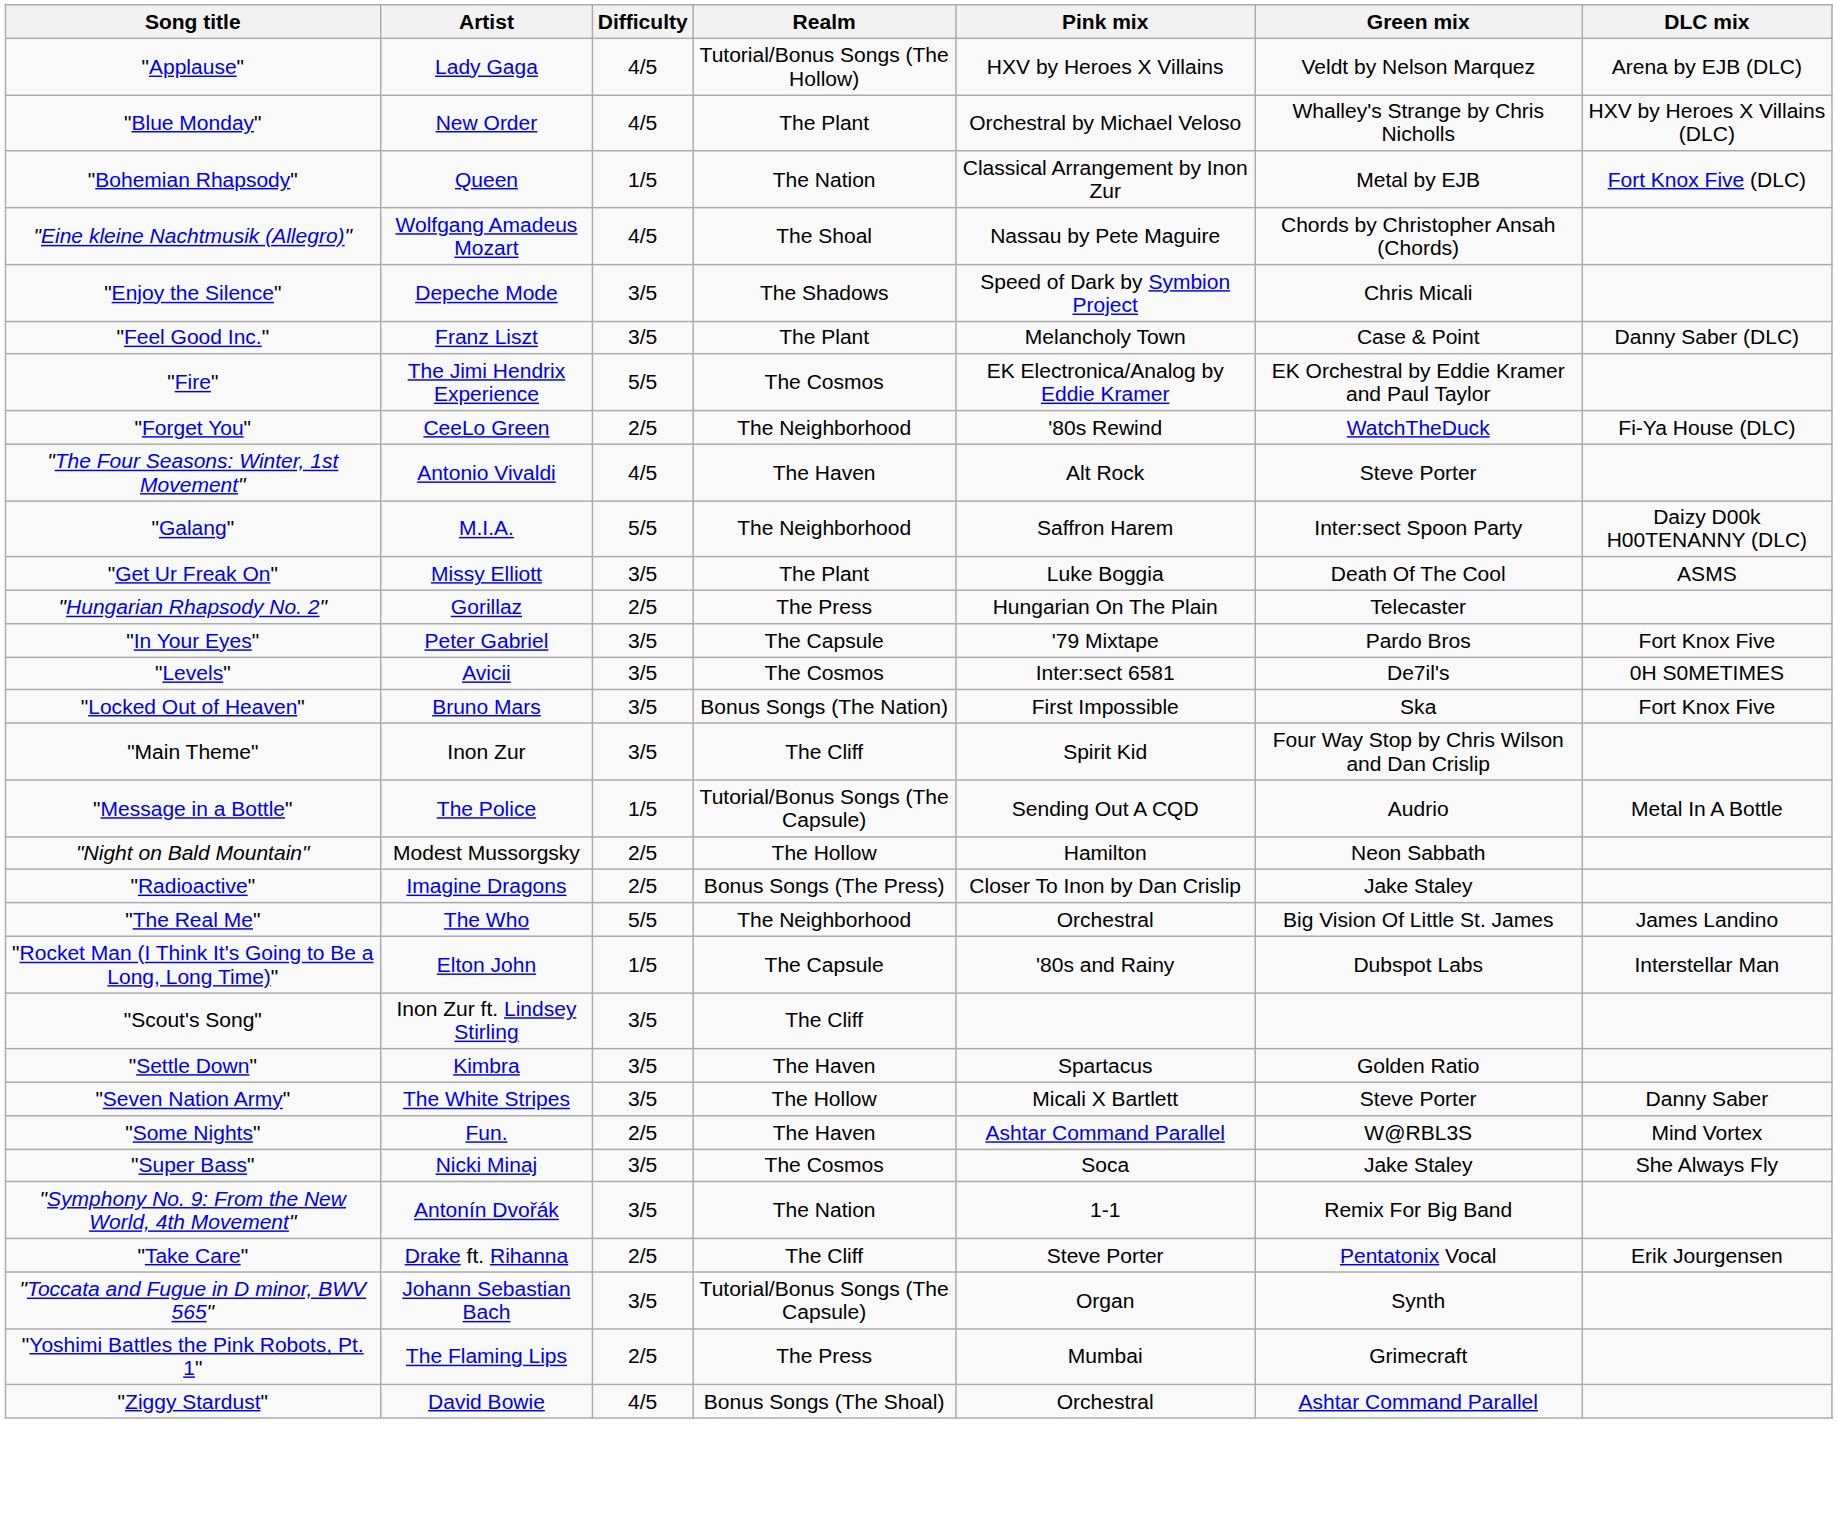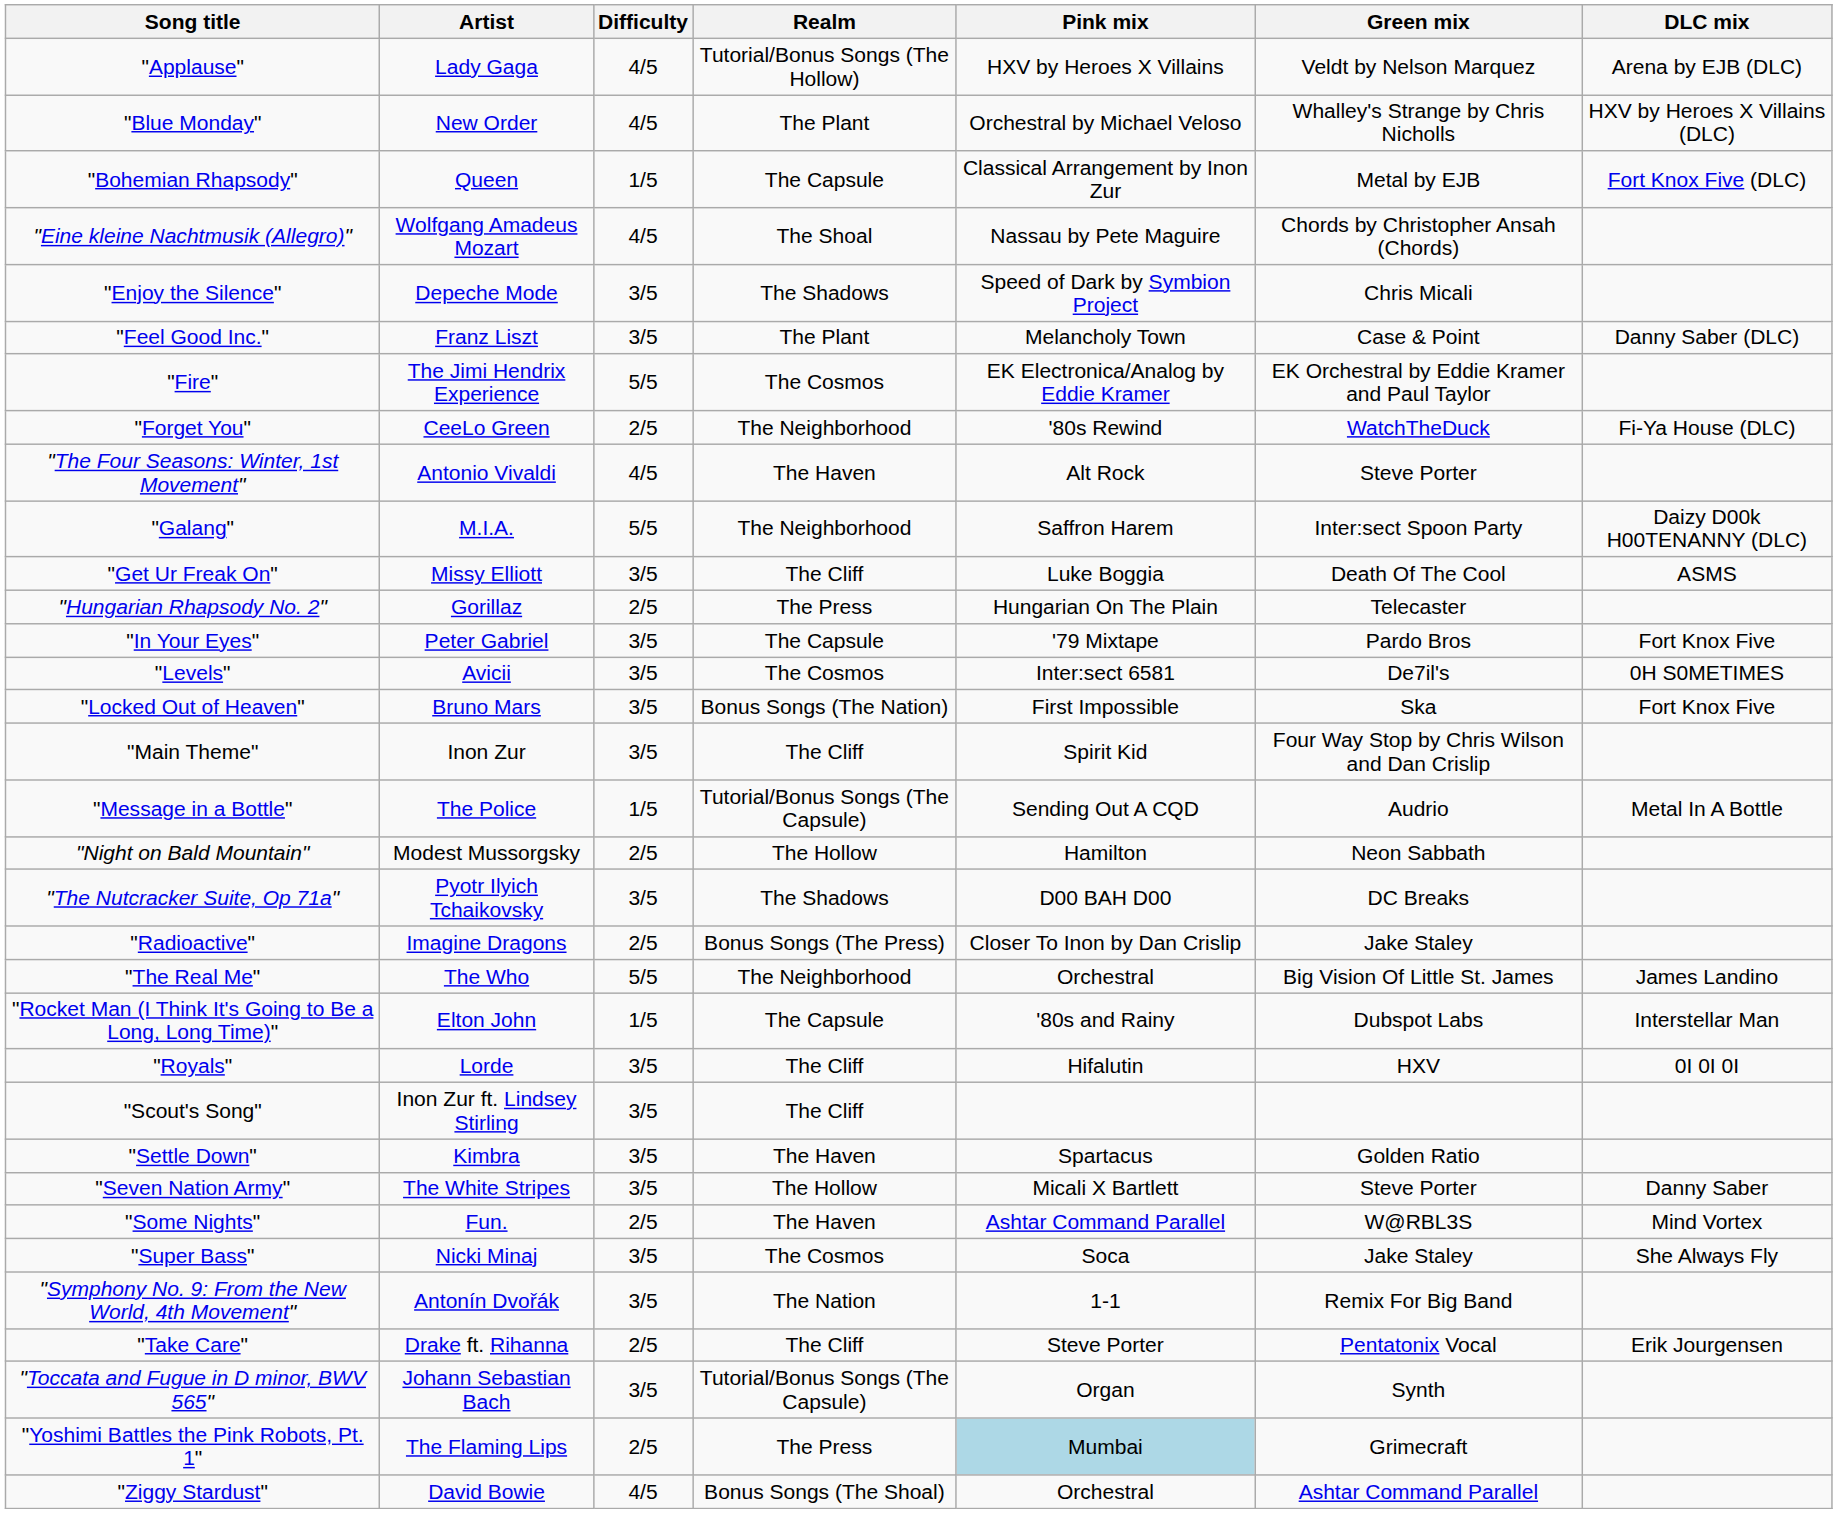(824, 179) The Nation -> (824, 179) The Capsule
(824, 574) The Plant -> (824, 574) The Cliff
+ row: (193, 898)
+ row: (193, 1066)
(1105, 1357) no background -> (1105, 1446) lightblue background
